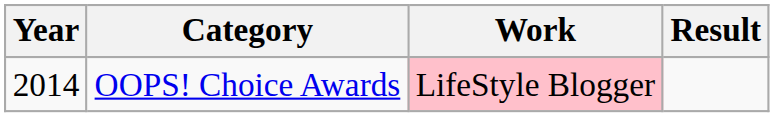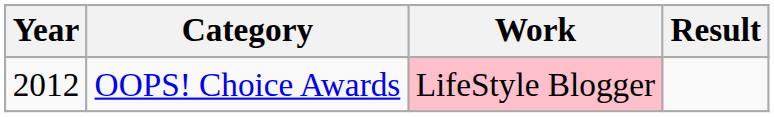(46, 83) 2014 -> (46, 83) 2012
